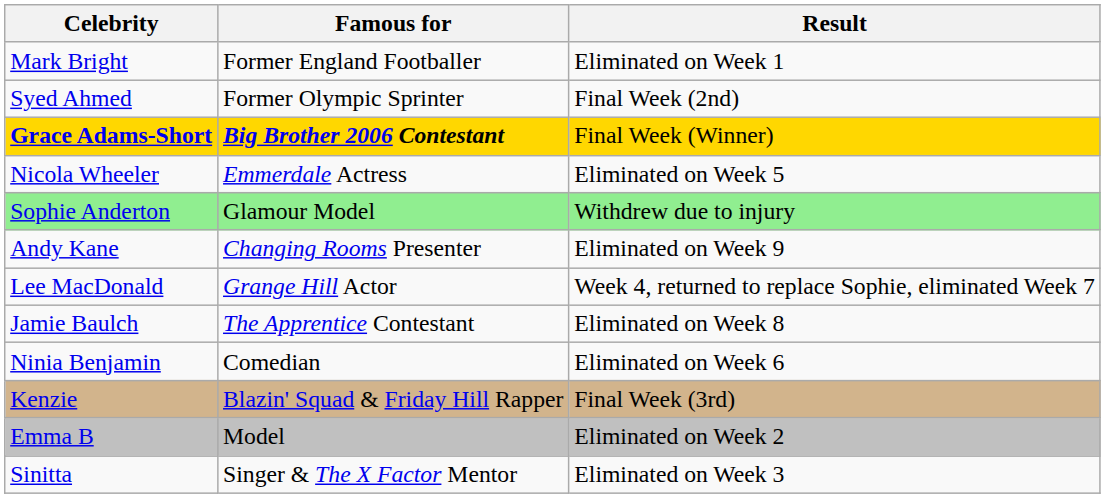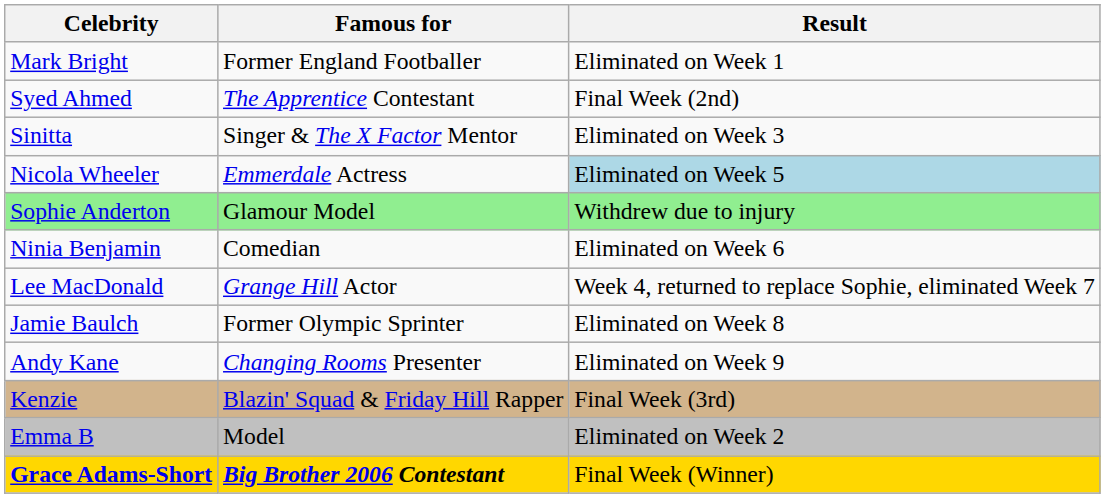(343, 98) Former Olympic Sprinter -> (349, 98) The Apprentice Contestant
rows swapped: (41, 473) <-> (111, 135)
(679, 173) no background -> (679, 173) lightblue background
rows swapped: (86, 361) <-> (64, 248)
(349, 323) The Apprentice Contestant -> (343, 323) Former Olympic Sprinter
